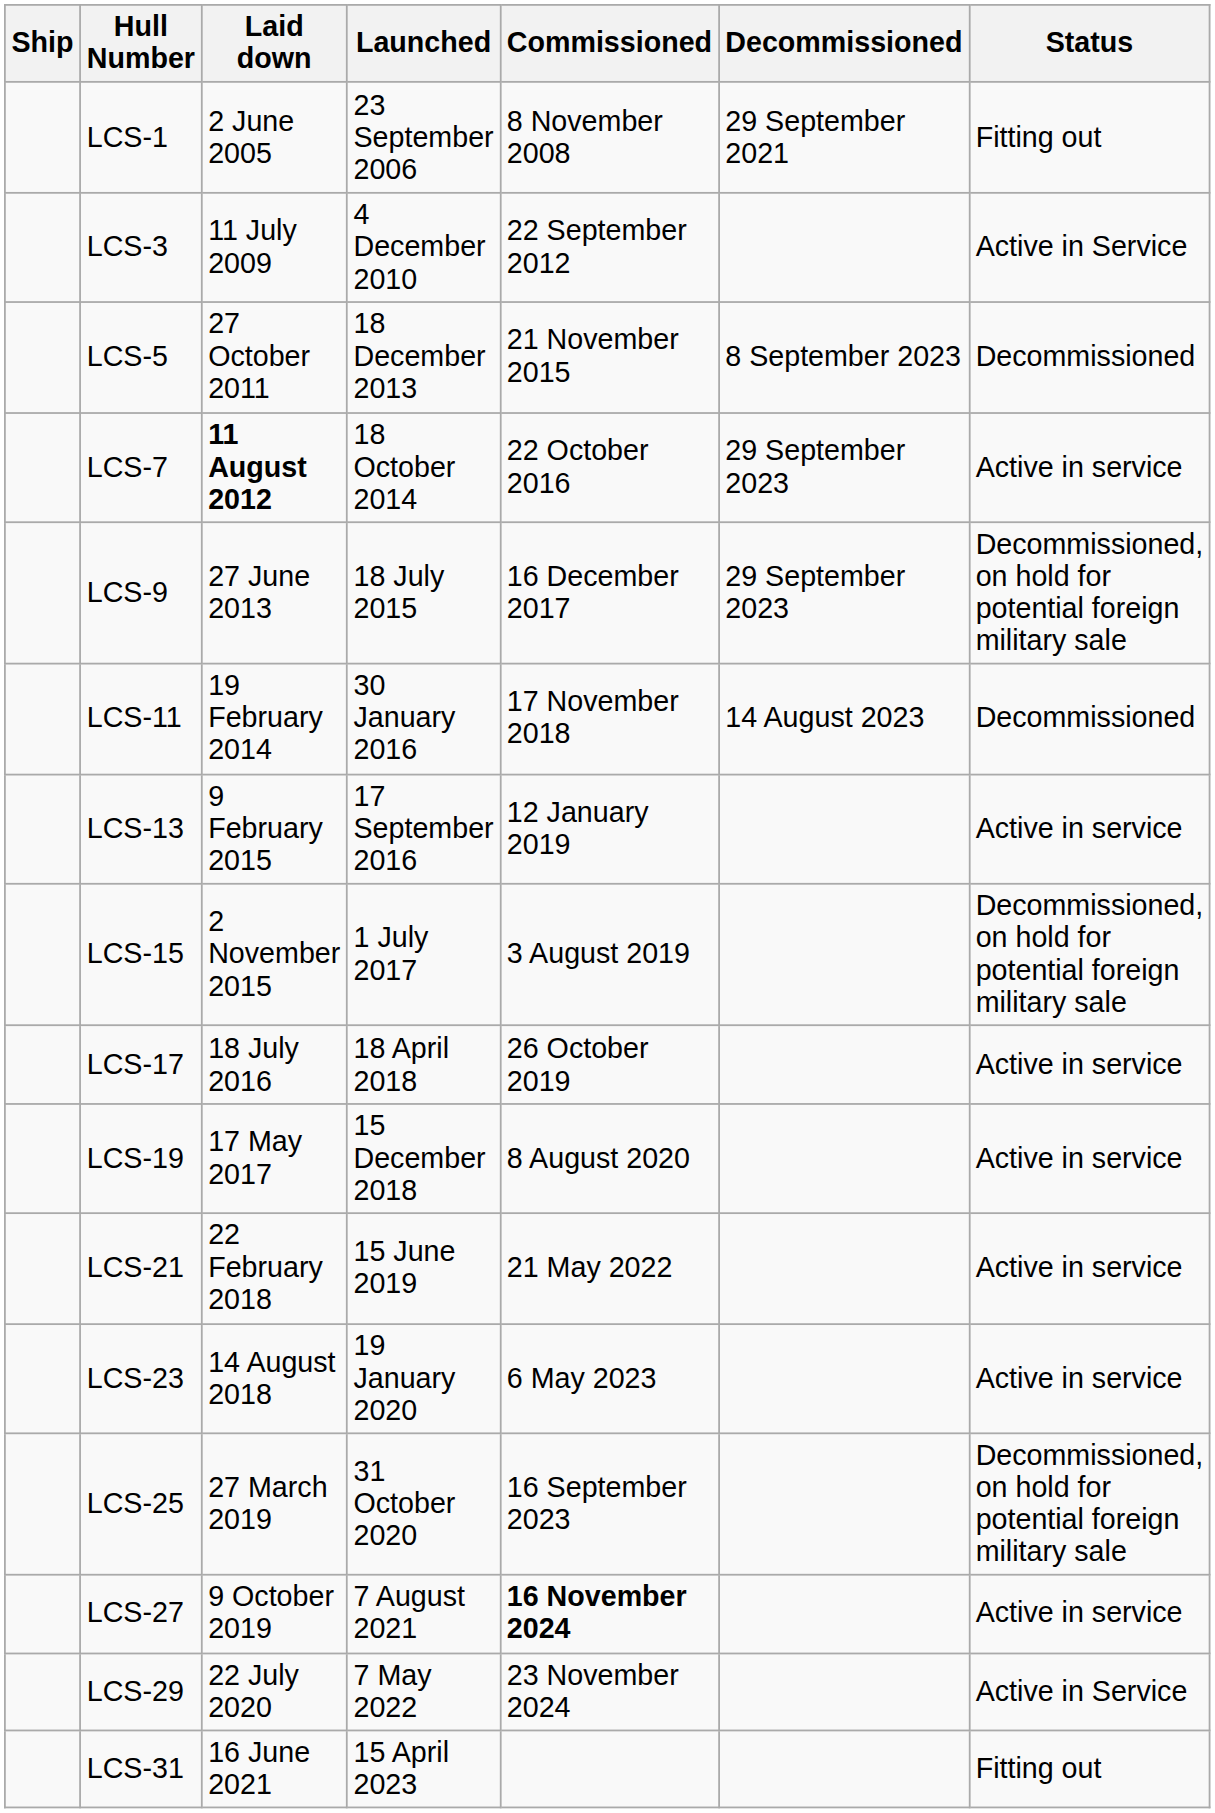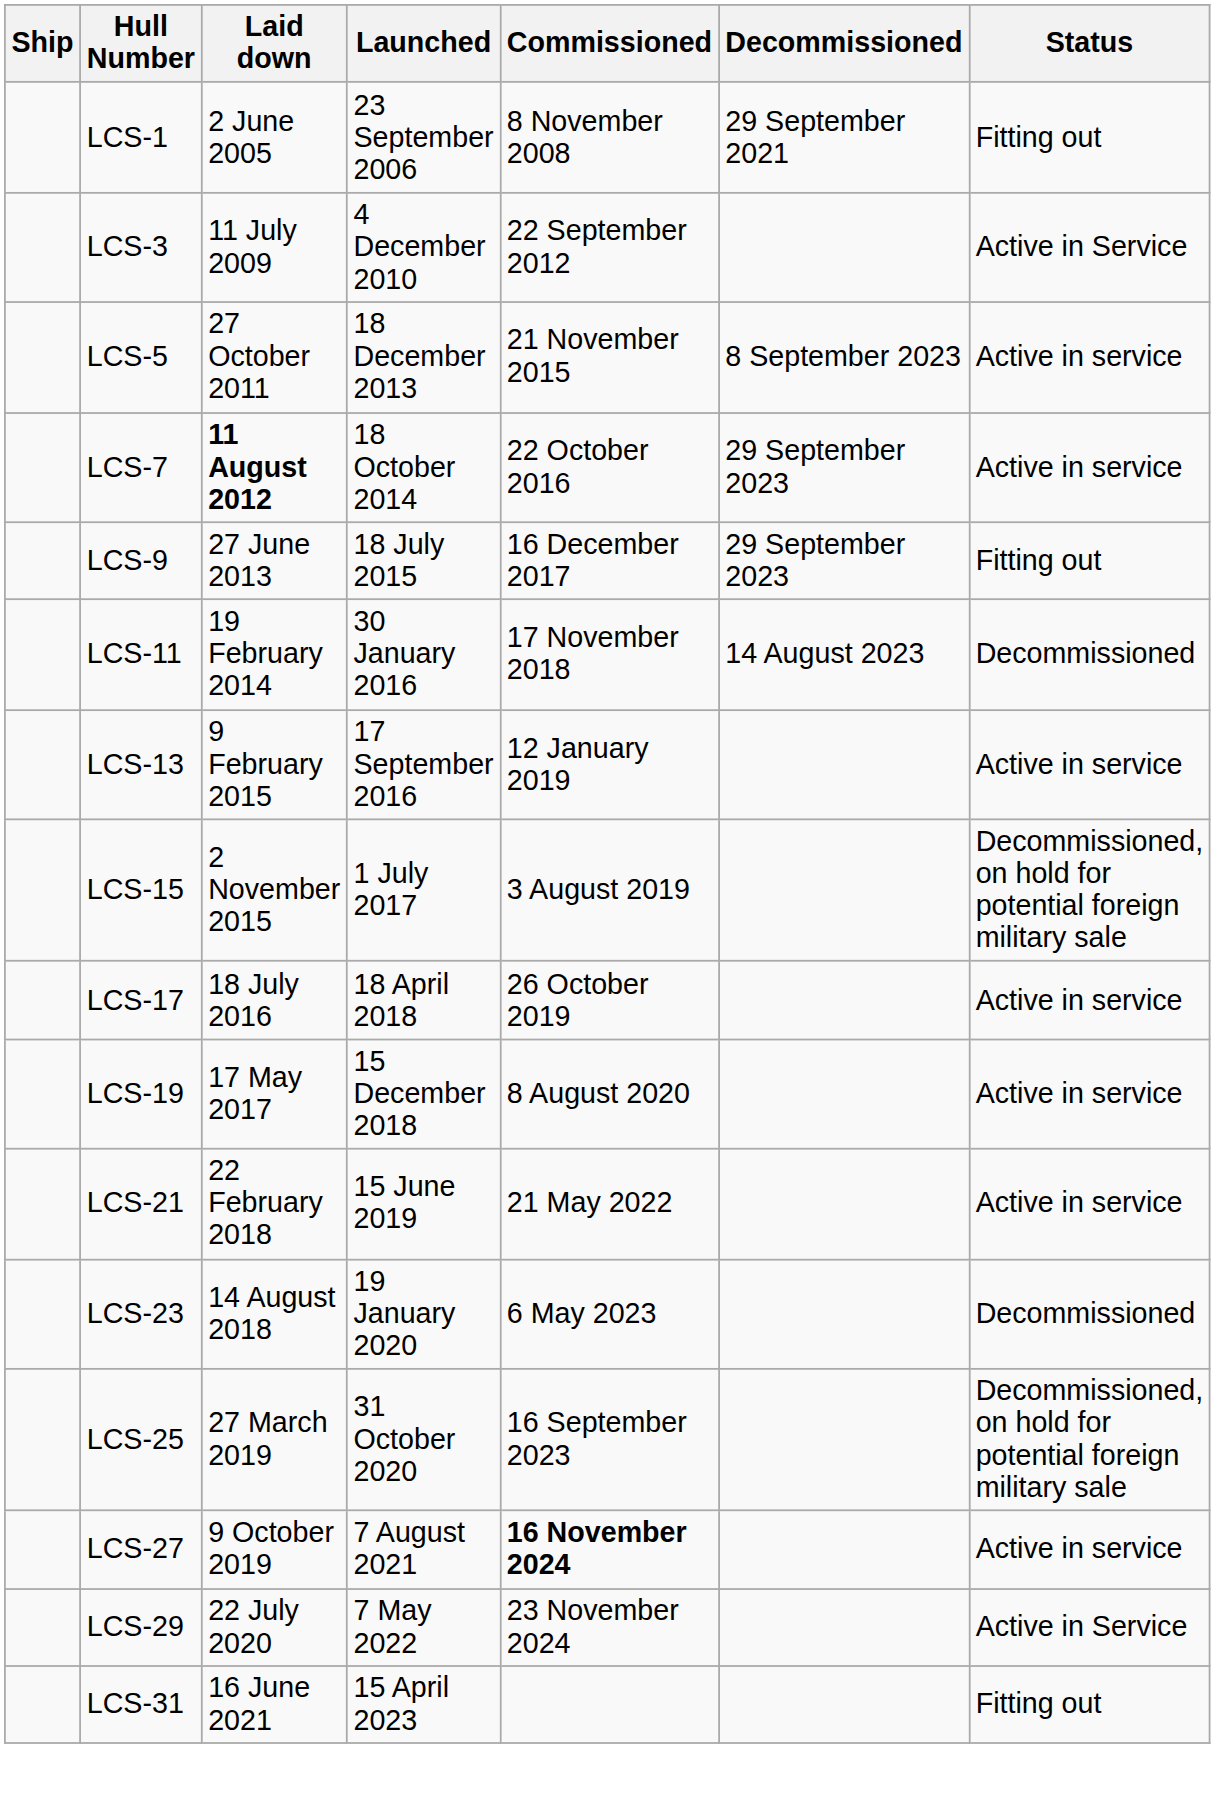(1085, 356) Decommissioned -> (1079, 356) Active in service
(1089, 592) Decommissioned, on hold for potential foreign military sale -> (1039, 560) Fitting out
(1079, 1377) Active in service -> (1085, 1313) Decommissioned
